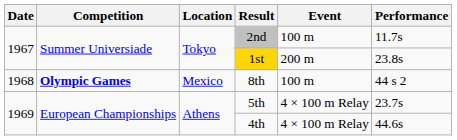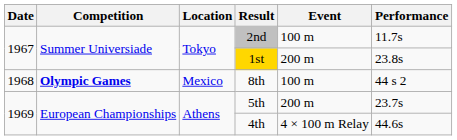(325, 102) 4 × 100 m Relay -> (297, 102) 200 m
